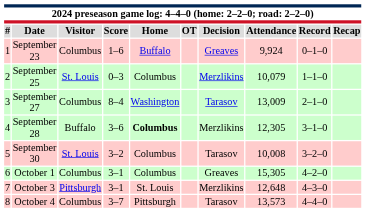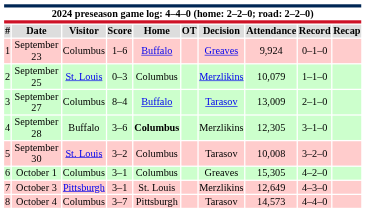(155, 102) Washington -> (157, 102) Buffalo
(271, 187) 12,648 -> (271, 187) 12,649
(271, 201) 13,573 -> (271, 201) 14,573
